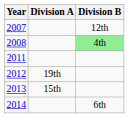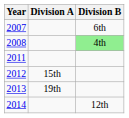(100, 27) 12th -> (100, 27) 6th
(52, 74) 19th -> (52, 74) 15th
(52, 89) 15th -> (52, 89) 19th
(100, 105) 6th -> (100, 105) 12th
